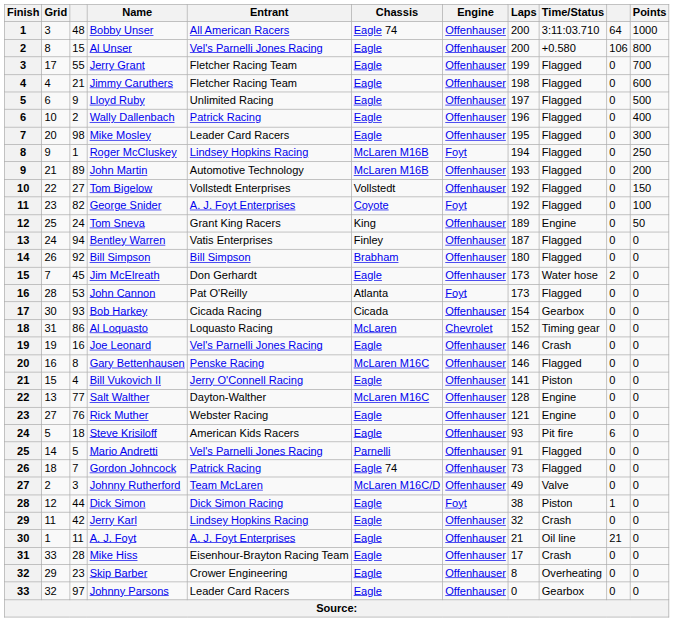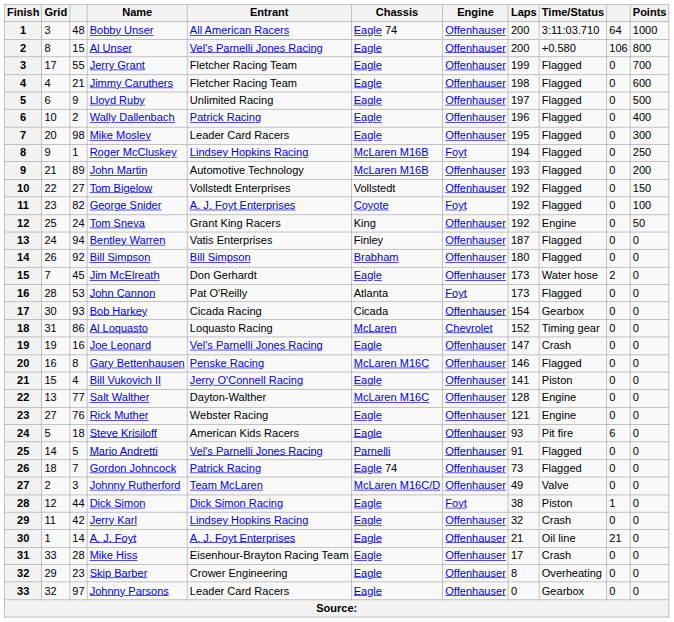(520, 223) 189 -> (520, 223) 192
(520, 345) 146 -> (520, 345) 147
(78, 538) 11 -> (78, 538) 14
